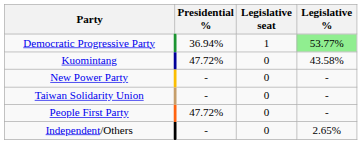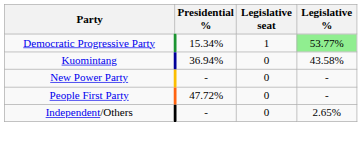(206, 43) 36.94% -> (206, 43) 15.34%
(206, 60) 47.72% -> (206, 60) 36.94%
- row: (89, 95)
